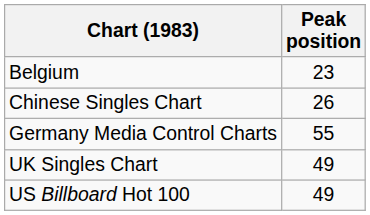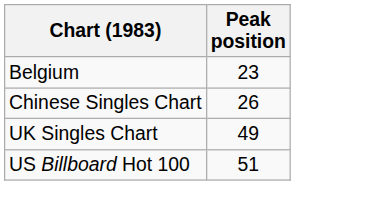- row: (143, 133)
(324, 195) 49 -> (248, 164) 51
